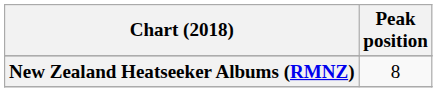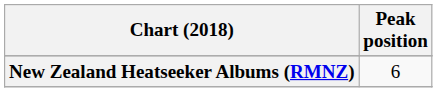(396, 71) 8 -> (396, 71) 6
